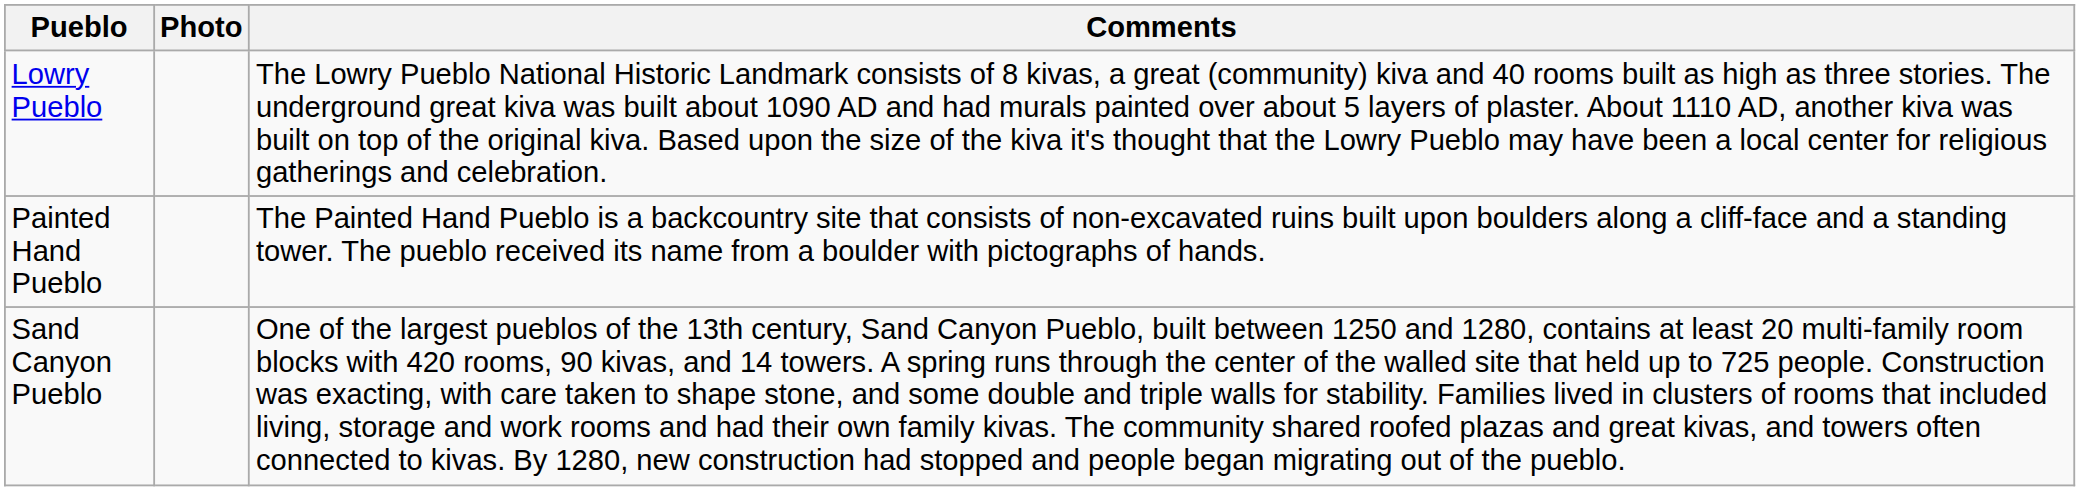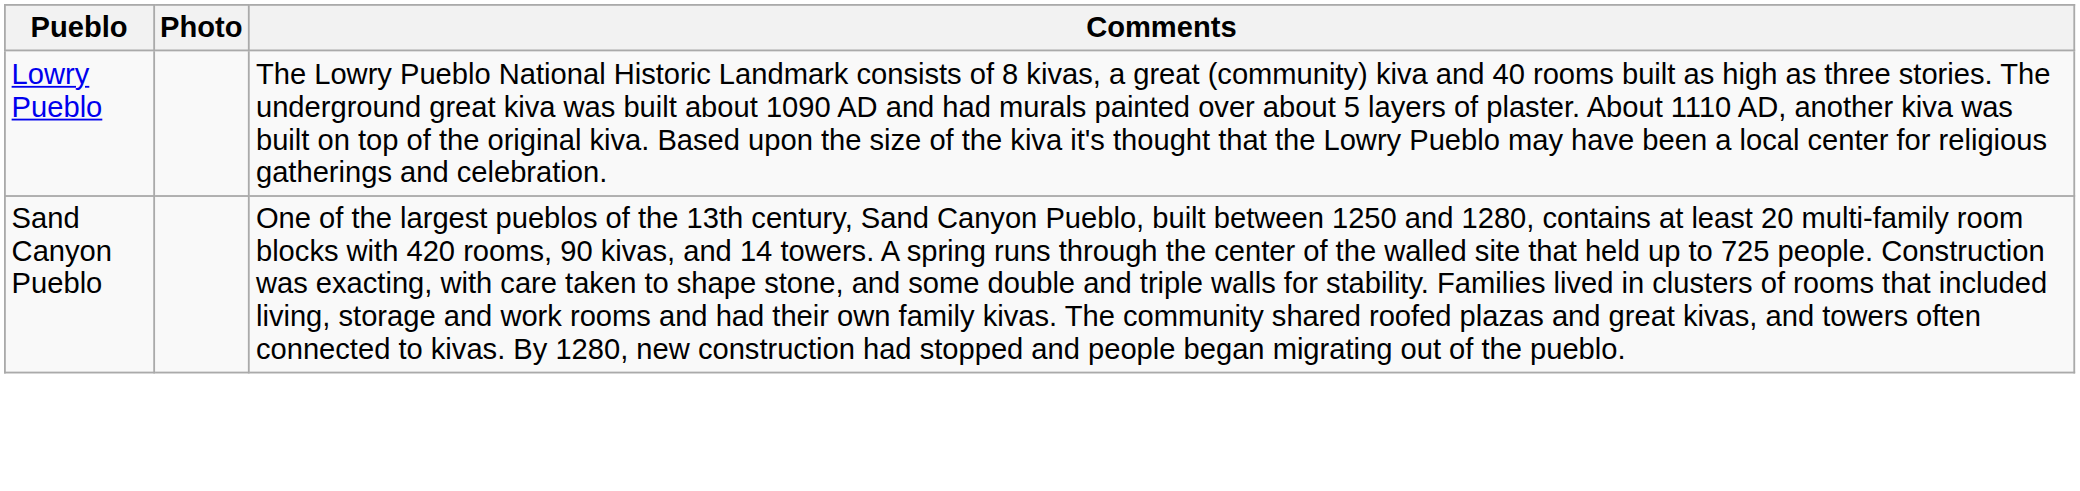- row: (61, 250)
